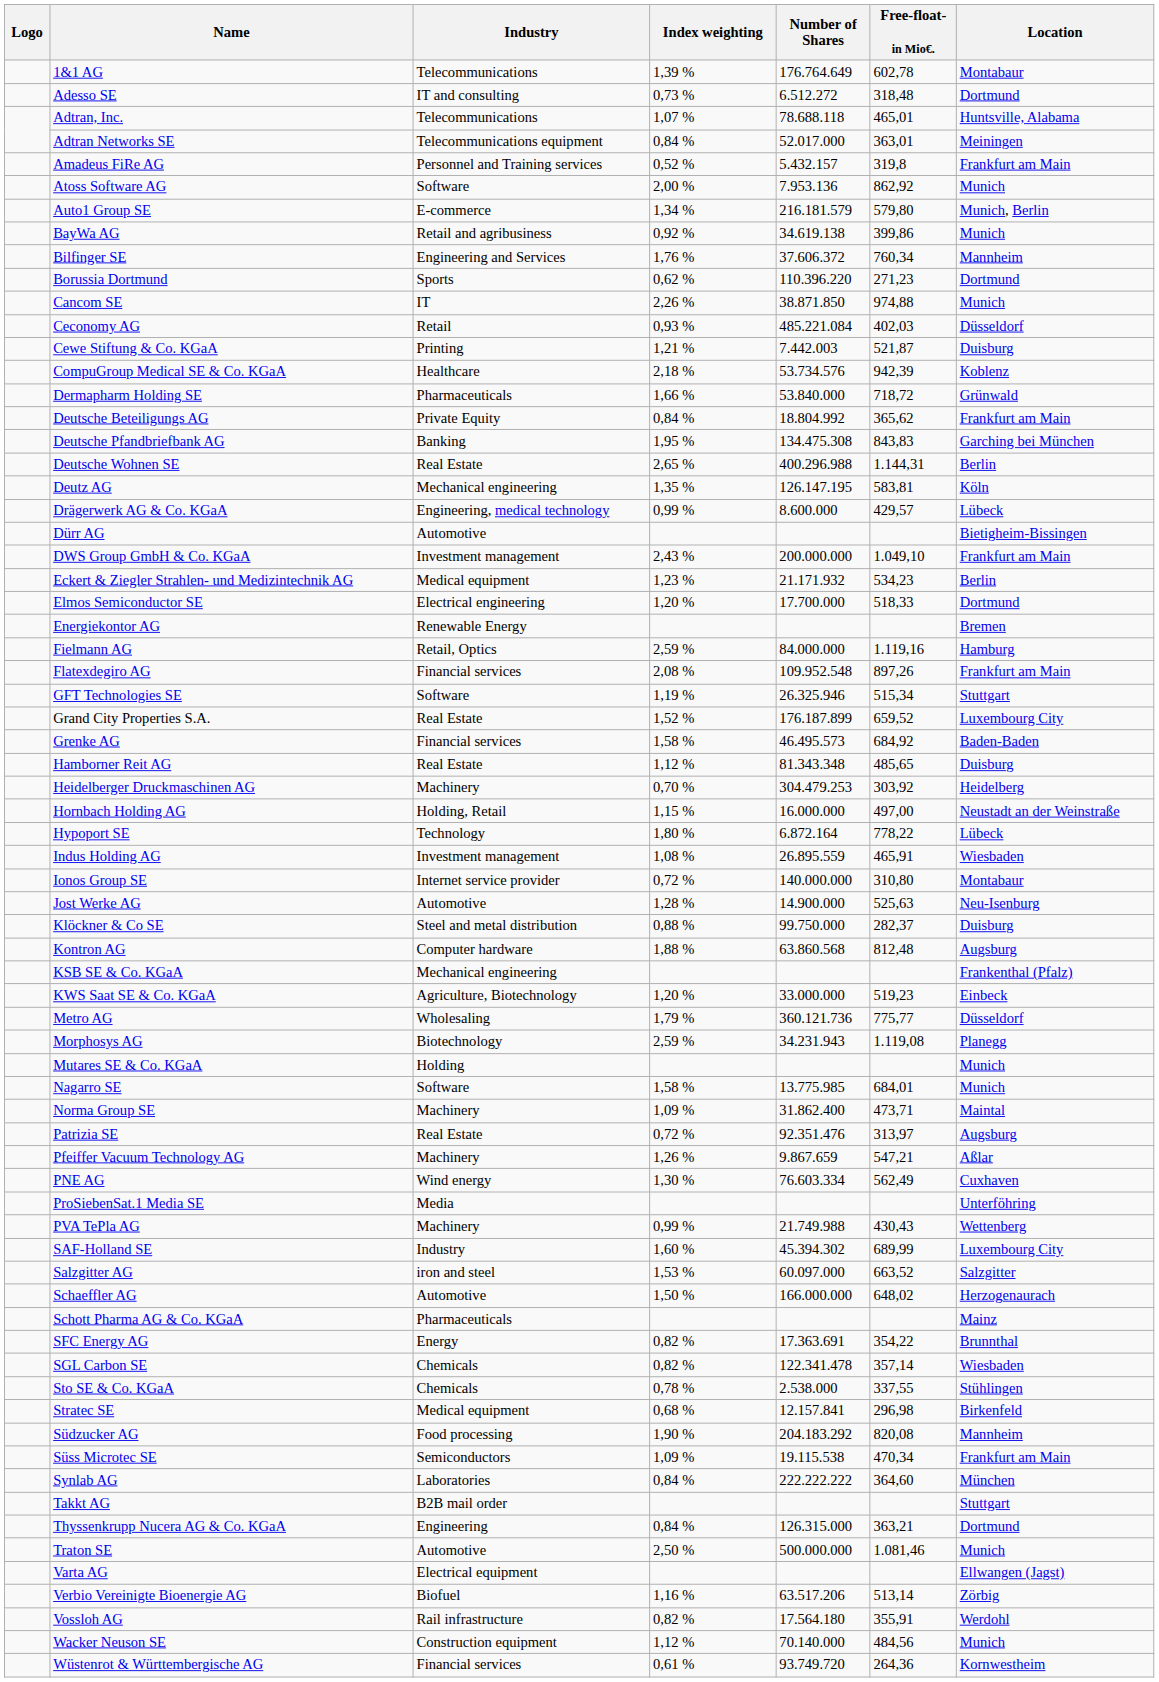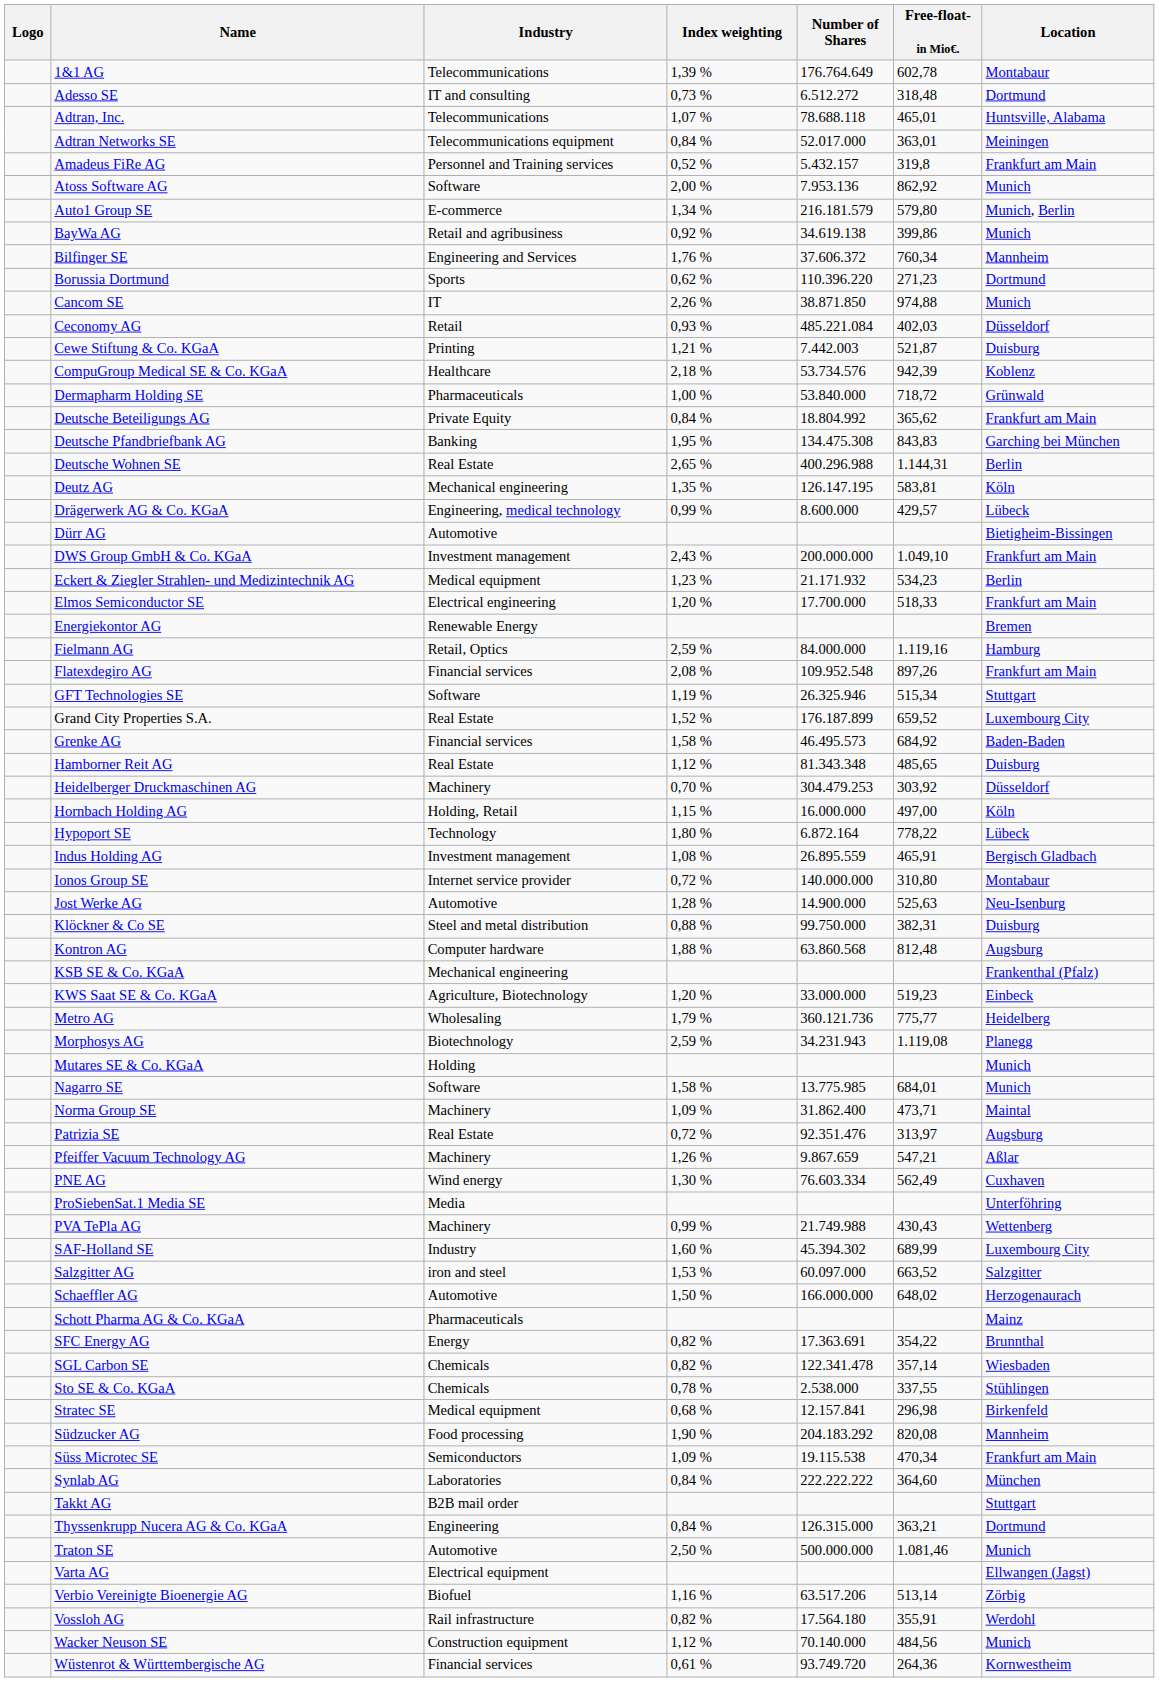(674, 395) 1,66 % -> (691, 395) 1,00 %
(990, 602) Dortmund -> (1041, 602) Frankfurt am Main
(992, 787) Heidelberg -> (1018, 787) Düsseldorf
(1040, 810) Neustadt an der Weinstraße -> (1000, 810) Köln
(992, 856) Wiesbaden -> (1041, 856) Bergisch Gladbach
(894, 926) 282,37 -> (917, 926) 382,31
(992, 1018) Düsseldorf -> (1018, 1018) Heidelberg
